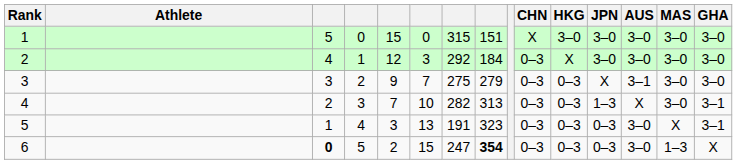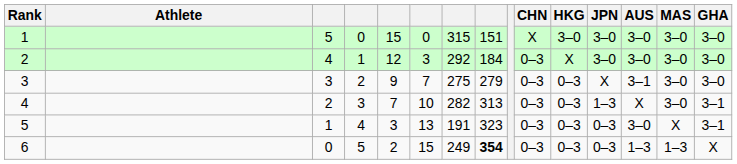(329, 147) bold -> (329, 147) normal
(459, 147) 247 -> (459, 147) 249
(639, 147) 3–0 -> (639, 147) 1–3
